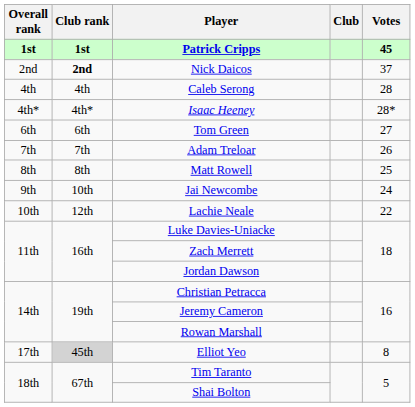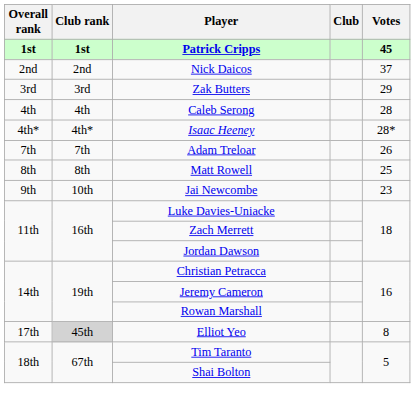(82, 69) bold -> (82, 69) normal
+ row: (221, 89)
- row: (221, 130)
(386, 190) 24 -> (386, 190) 23
- row: (221, 211)
